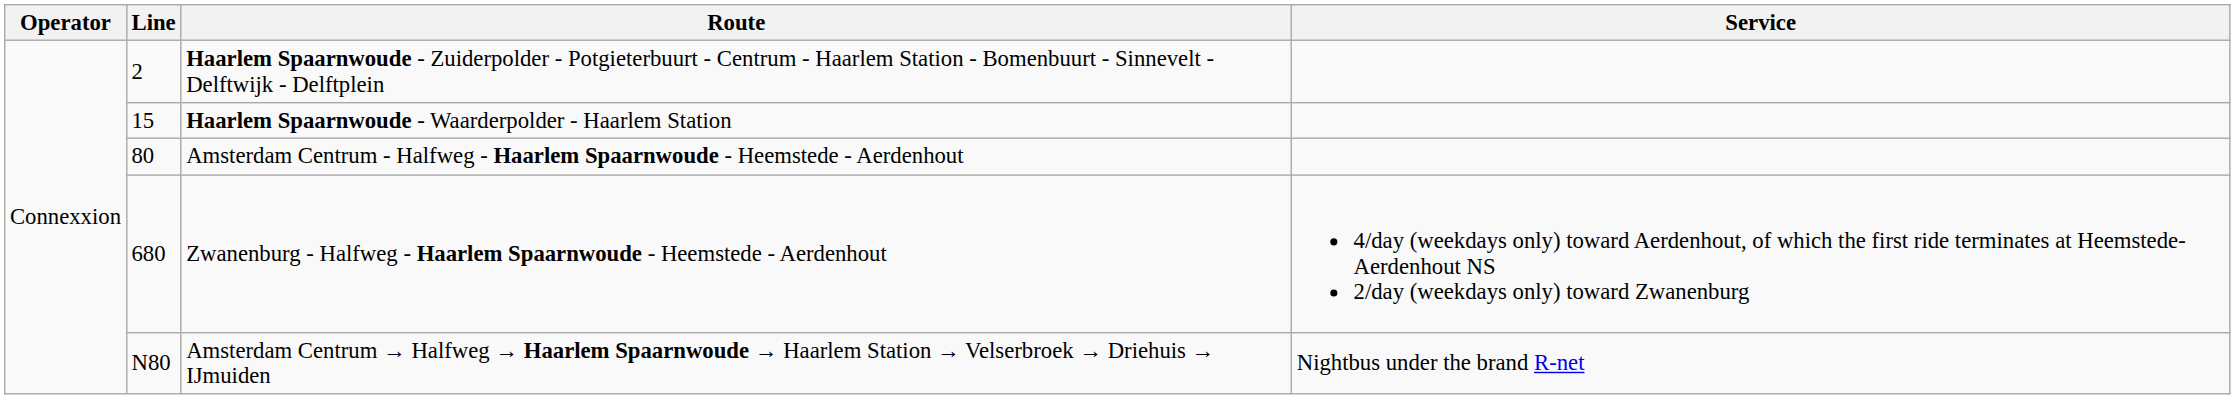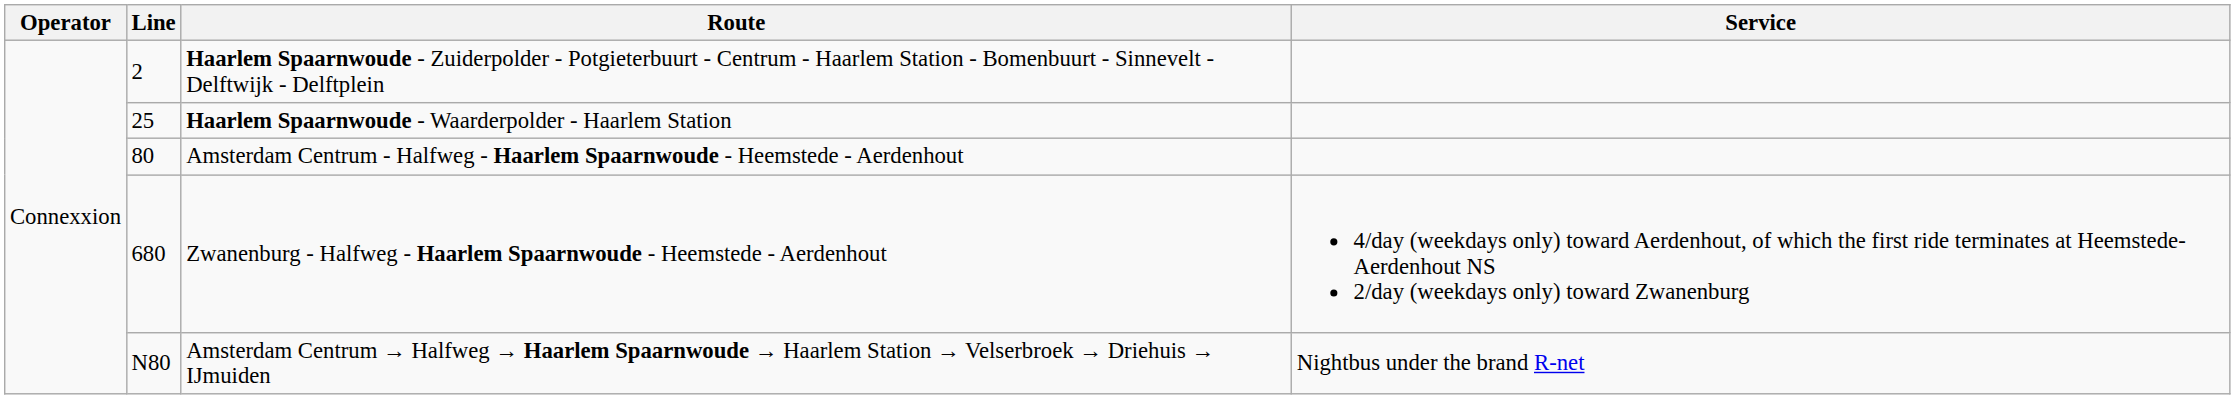(143, 120) 15 -> (143, 120) 25
